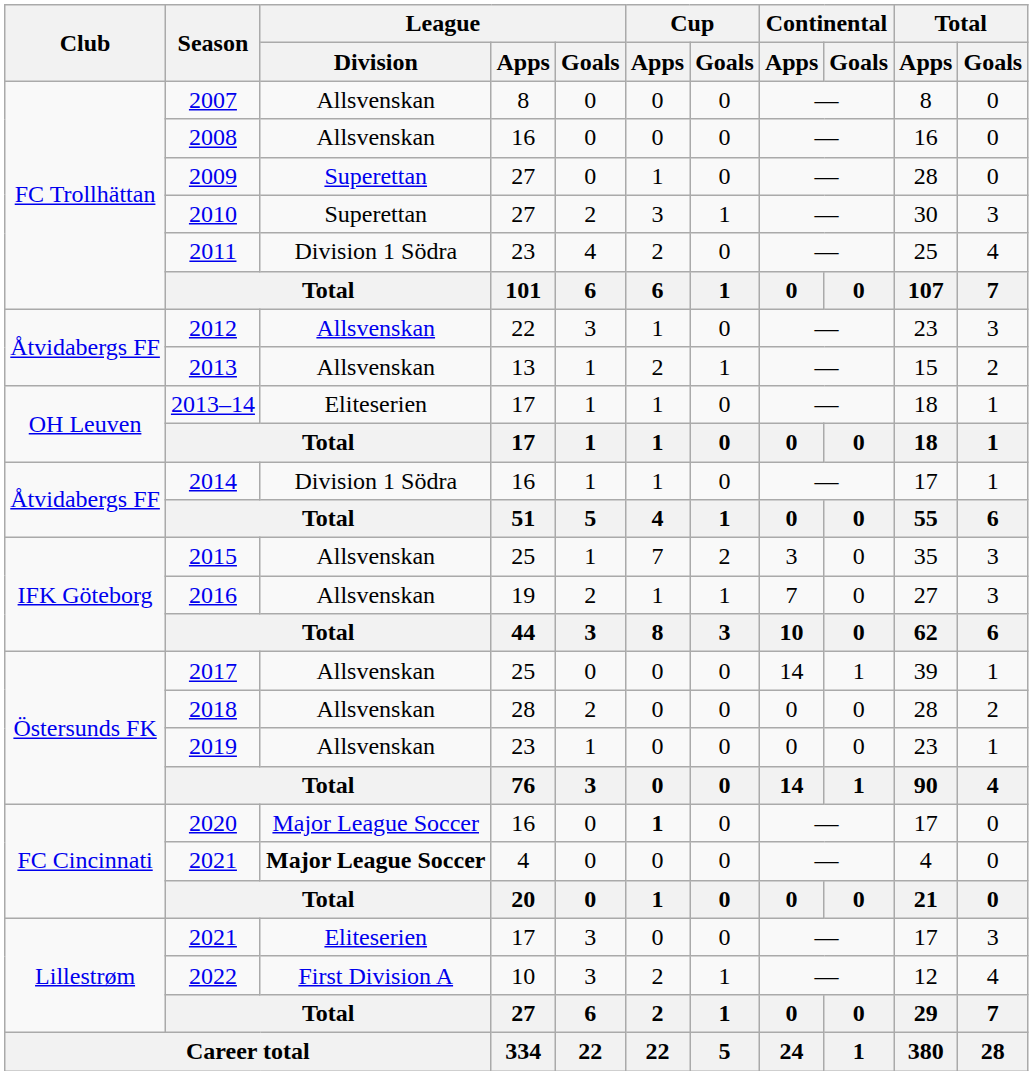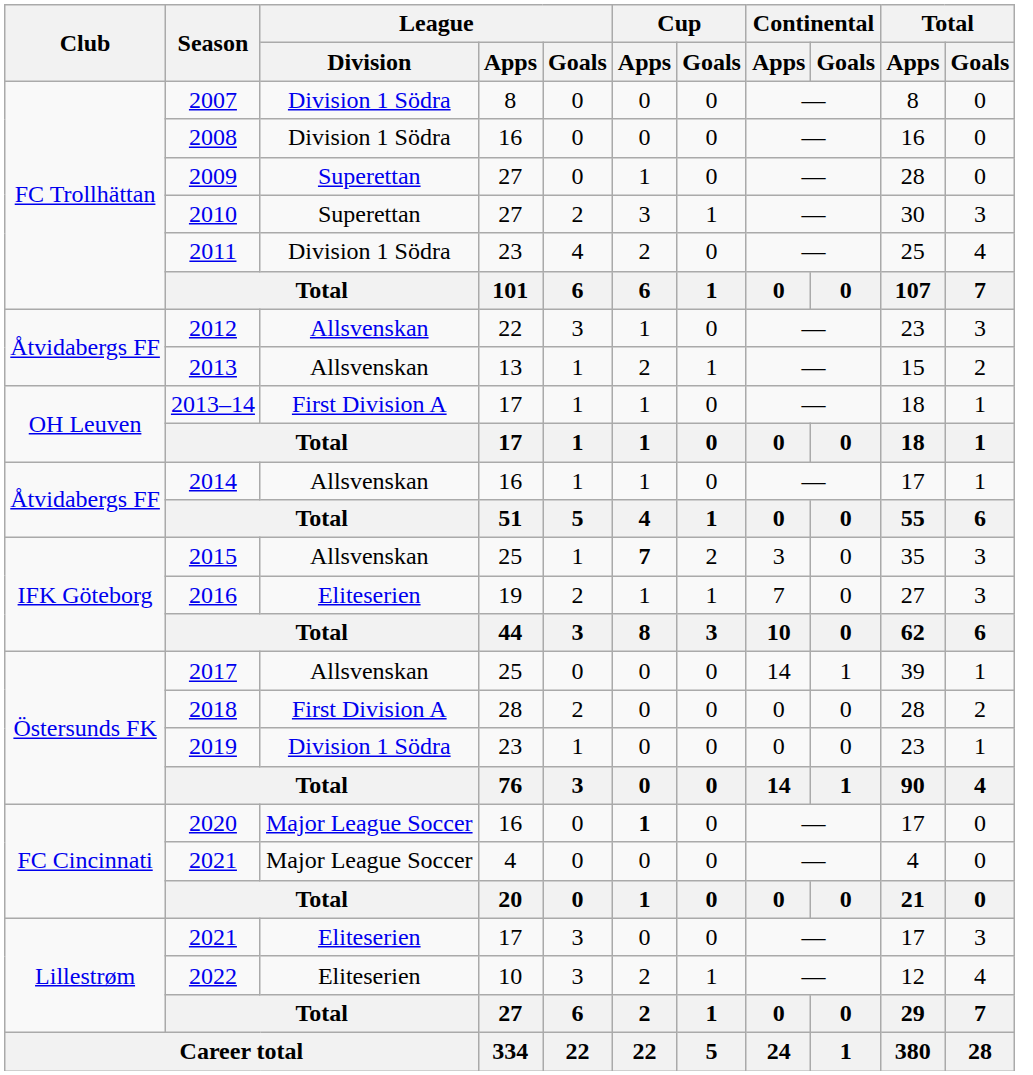(376, 99) Allsvenskan -> (369, 99) Division 1 Södra
(376, 137) Allsvenskan -> (369, 137) Division 1 Södra
(376, 404) Eliteserien -> (369, 404) First Division A
(376, 480) Division 1 Södra -> (369, 480) Allsvenskan
(657, 556) normal -> (644, 556) bold
(376, 594) Allsvenskan -> (369, 594) Eliteserien
(376, 708) Allsvenskan -> (369, 708) First Division A
(376, 746) Allsvenskan -> (369, 746) Division 1 Södra
(376, 860) bold -> (369, 860) normal
(376, 975) First Division A -> (369, 975) Eliteserien
